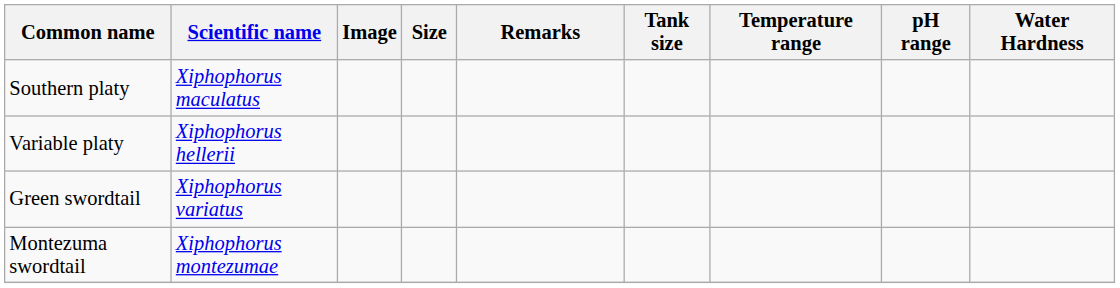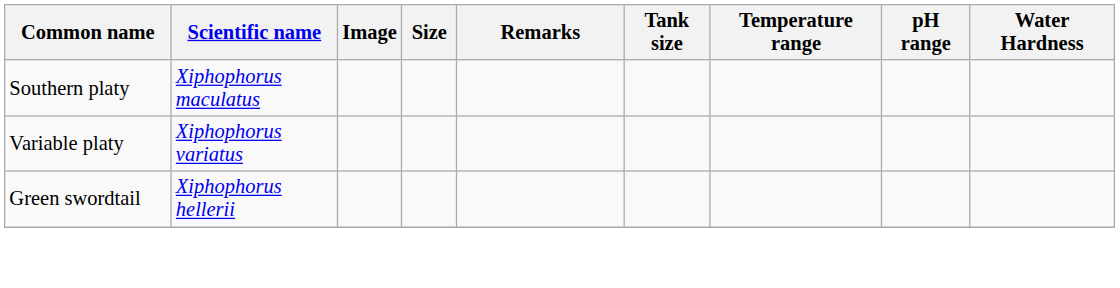(229, 143) Xiphophorus hellerii -> (229, 143) Xiphophorus variatus
(229, 198) Xiphophorus variatus -> (229, 198) Xiphophorus hellerii
- row: (58, 254)
